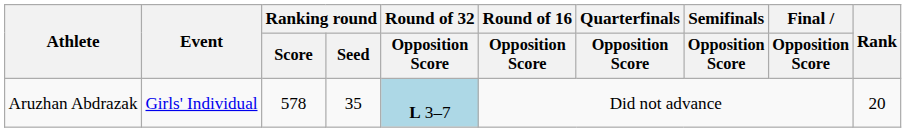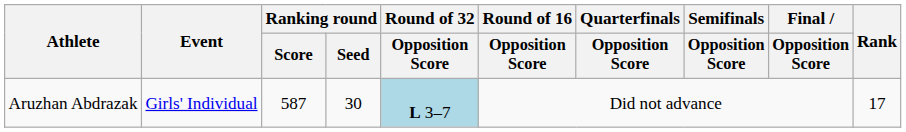(293, 103) 578 -> (293, 103) 587
(353, 103) 35 -> (353, 103) 30
(877, 103) 20 -> (877, 103) 17
